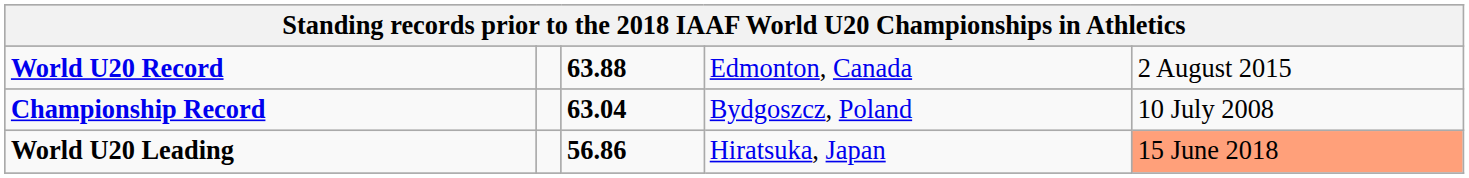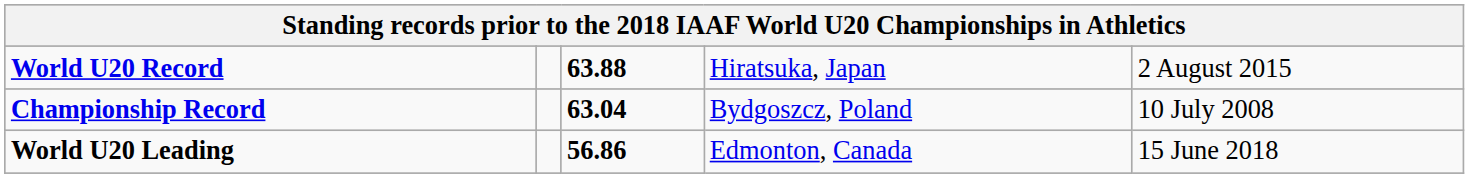(811, 67) Edmonton, Canada -> (798, 67) Hiratsuka, Japan
(798, 151) Hiratsuka, Japan -> (811, 151) Edmonton, Canada
(1208, 151) lightsalmon background -> (1208, 151) no background
